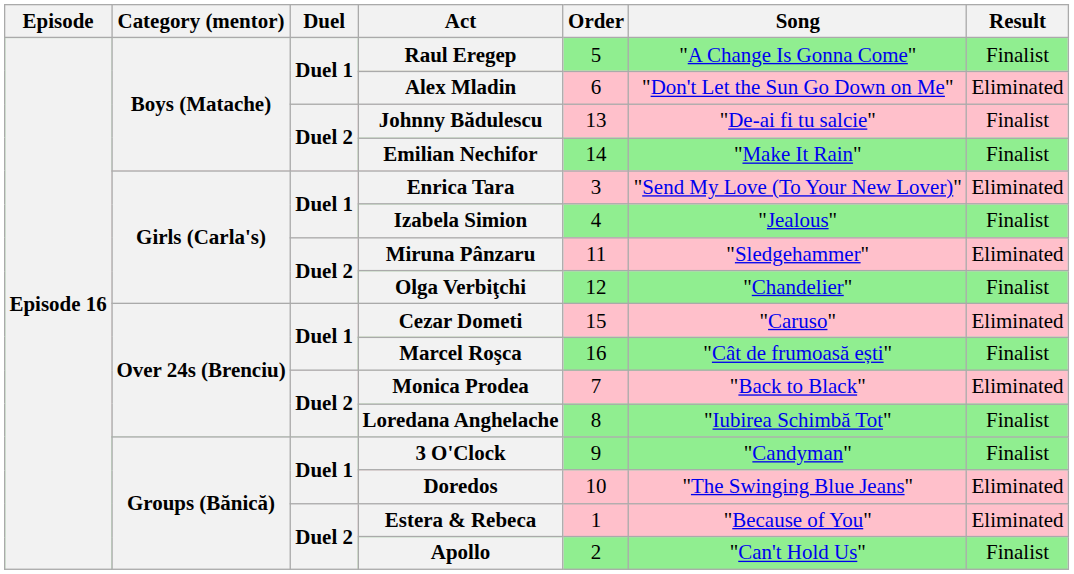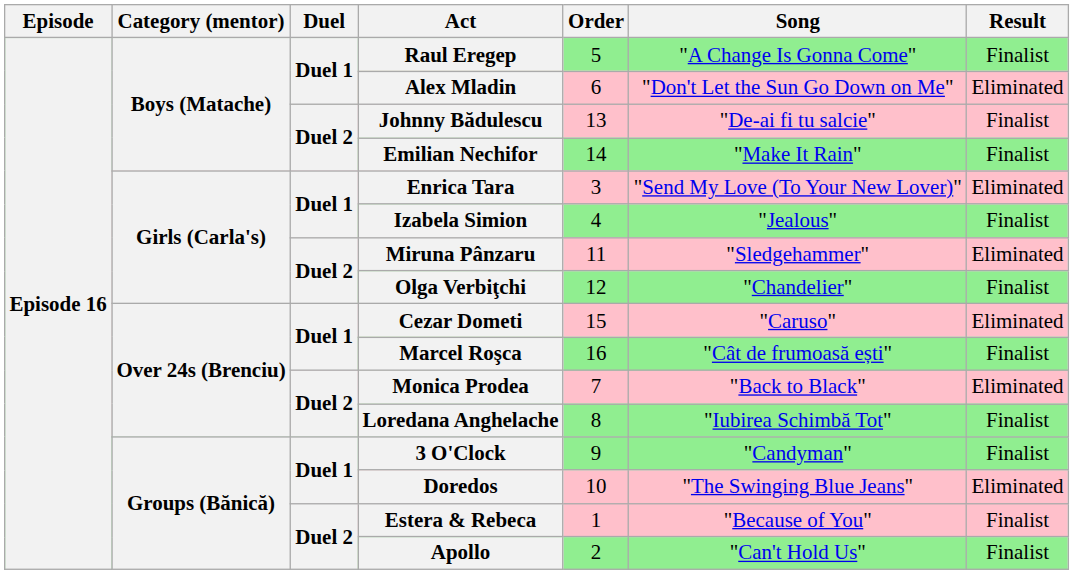(1018, 519) Eliminated -> (1018, 519) Finalist
